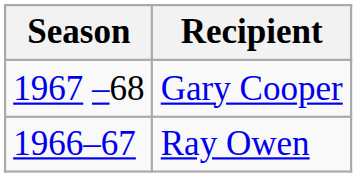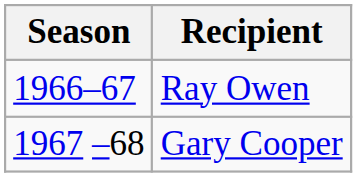rows swapped: (235, 143) <-> (252, 87)
